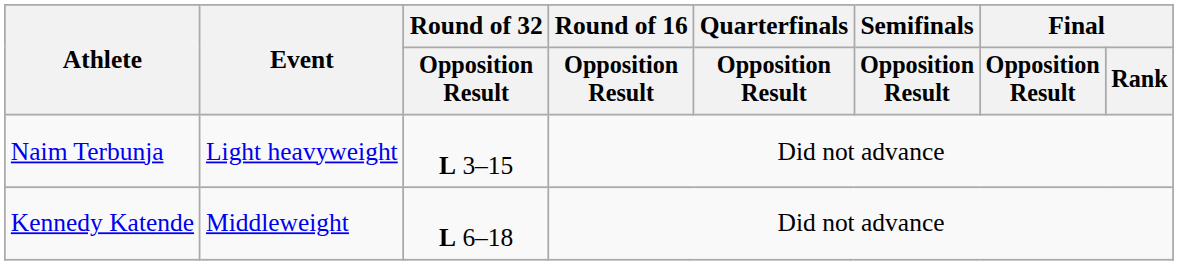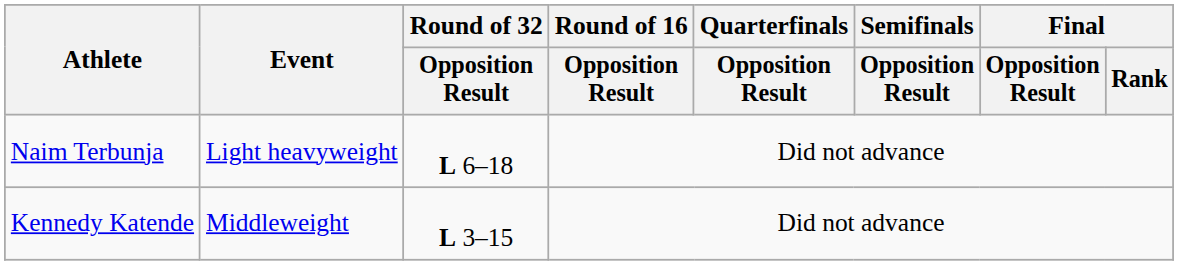(476, 166) L 3–15 -> (476, 166) L 6–18
(476, 238) L 6–18 -> (476, 238) L 3–15
